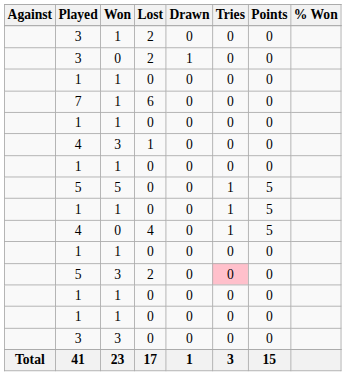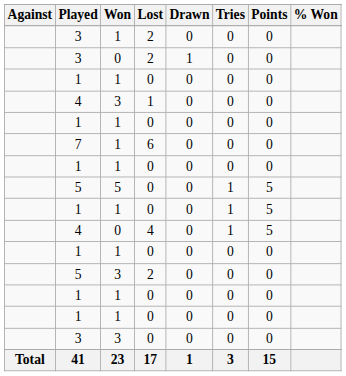rows swapped: (78, 144) <-> (78, 101)
(230, 274) pink background -> (230, 274) no background
